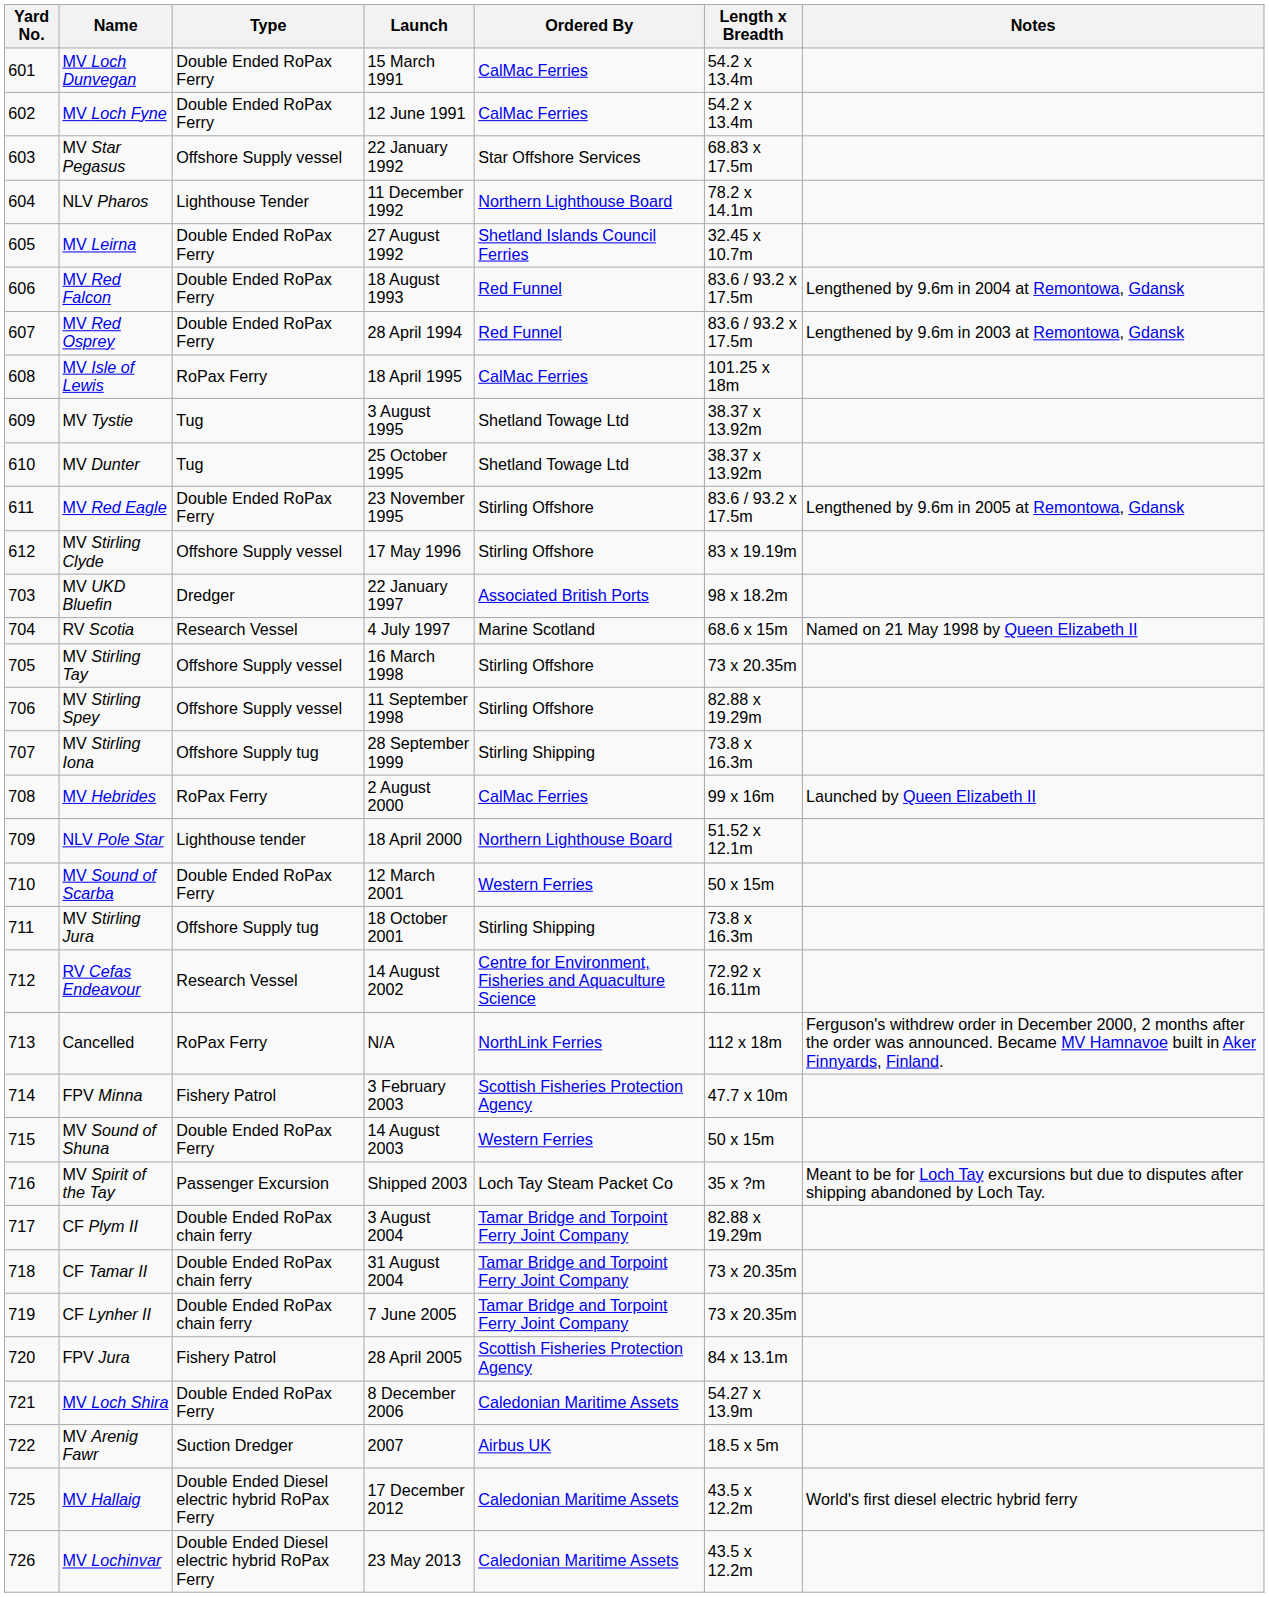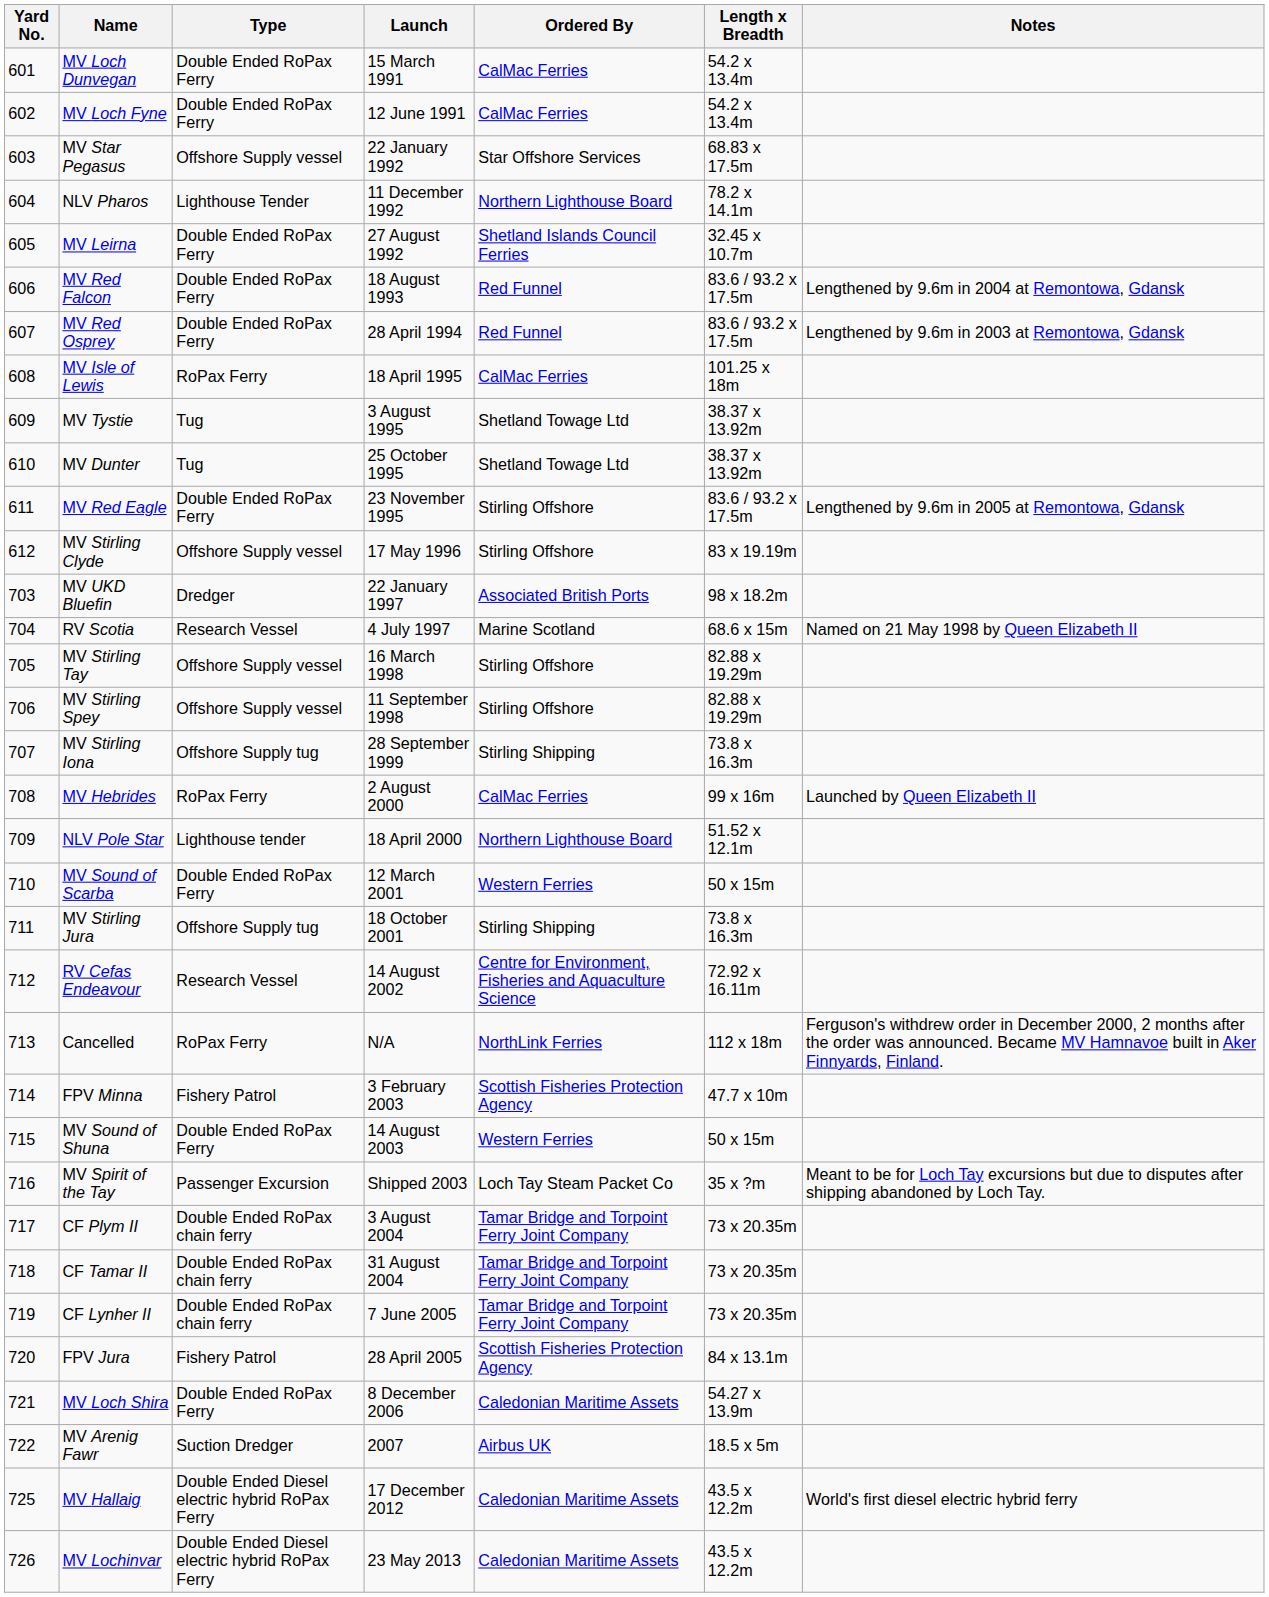(752, 665) 73 x 20.35m -> (735, 665) 82.88 x 19.29m
(735, 1227) 82.88 x 19.29m -> (752, 1227) 73 x 20.35m
